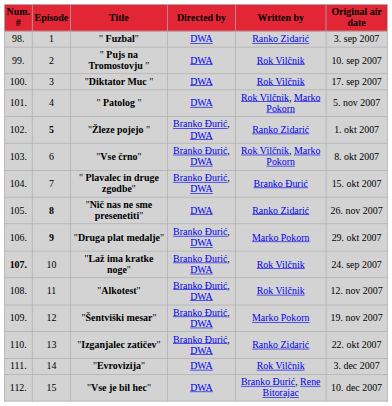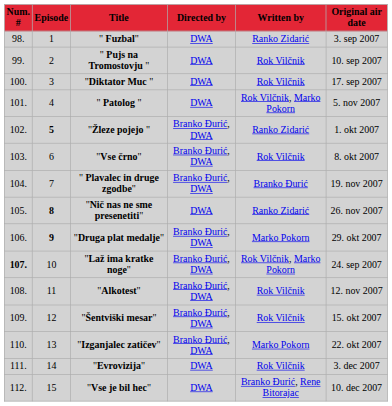(281, 156) Rok Vilčnik, Marko Pokorn -> (281, 156) Rok Vilčnik
(357, 183) 15. okt 2007 -> (357, 183) 19. nov 2007
(281, 264) Rok Vilčnik -> (281, 264) Rok Vilčnik, Marko Pokorn
(281, 318) Marko Pokorn -> (281, 318) Rok Vilčnik
(357, 318) 19. nov 2007 -> (357, 318) 15. okt 2007
(281, 345) Ranko Zidarić -> (281, 345) Marko Pokorn
